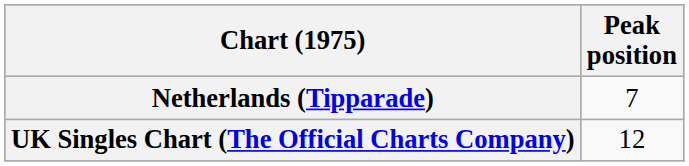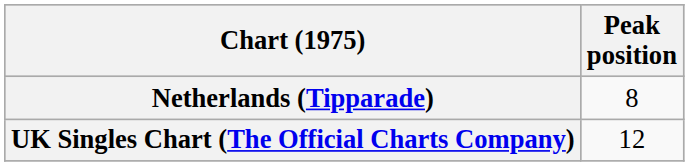(632, 97) 7 -> (632, 97) 8
